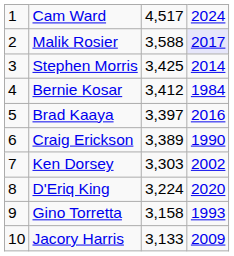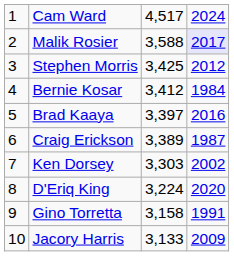(208, 66) 2014 -> (208, 66) 2012
(208, 139) 1990 -> (208, 139) 1987
(208, 213) 1993 -> (208, 213) 1991
